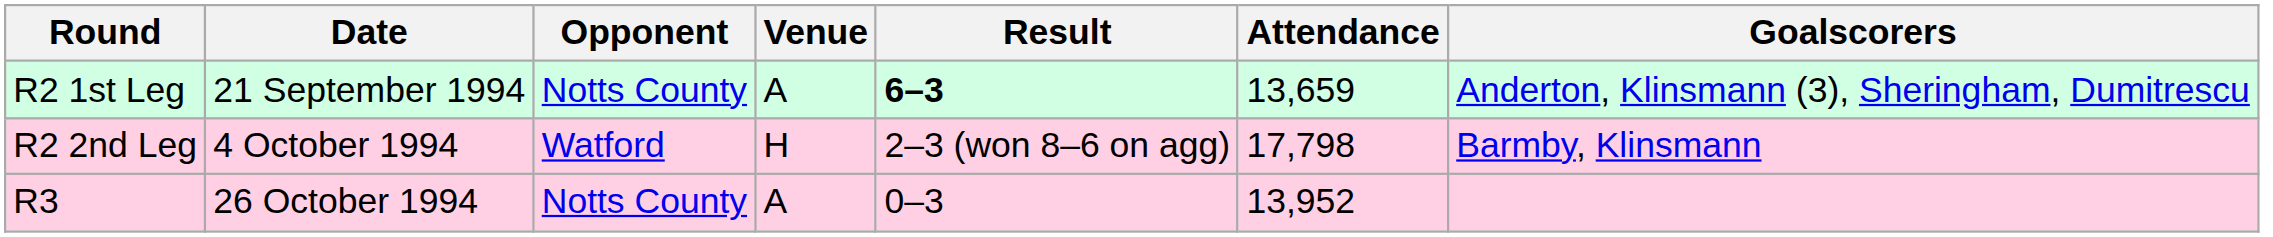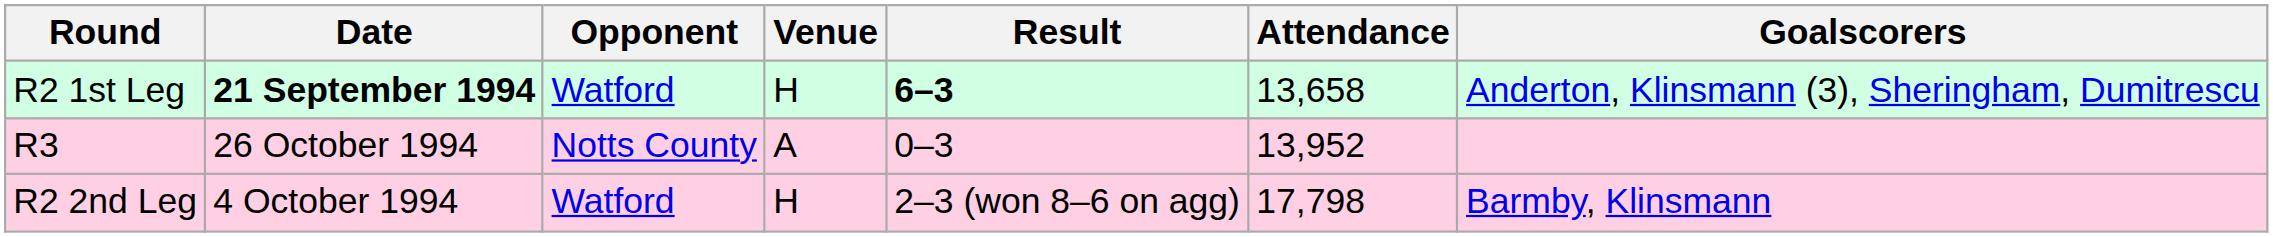(369, 88) normal -> (374, 88) bold
(644, 88) Notts County -> (613, 88) Watford
(775, 88) A -> (786, 88) H
(1301, 88) 13,659 -> (1311, 88) 13,658
rows swapped: (105, 145) <-> (36, 201)
